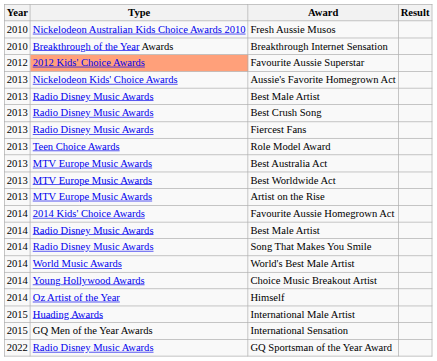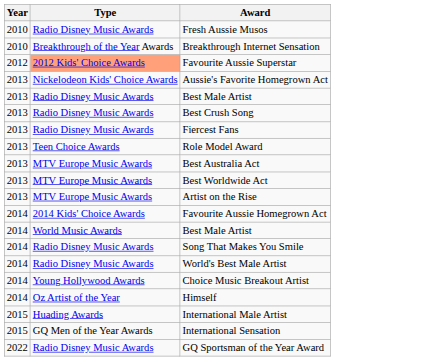- column: (415, 12)
(139, 29) Nickelodeon Australian Kids Choice Awards 2010 -> (93, 29) Radio Disney Music Awards
(93, 230) Radio Disney Music Awards -> (77, 230) World Music Awards
(77, 264) World Music Awards -> (93, 264) Radio Disney Music Awards
